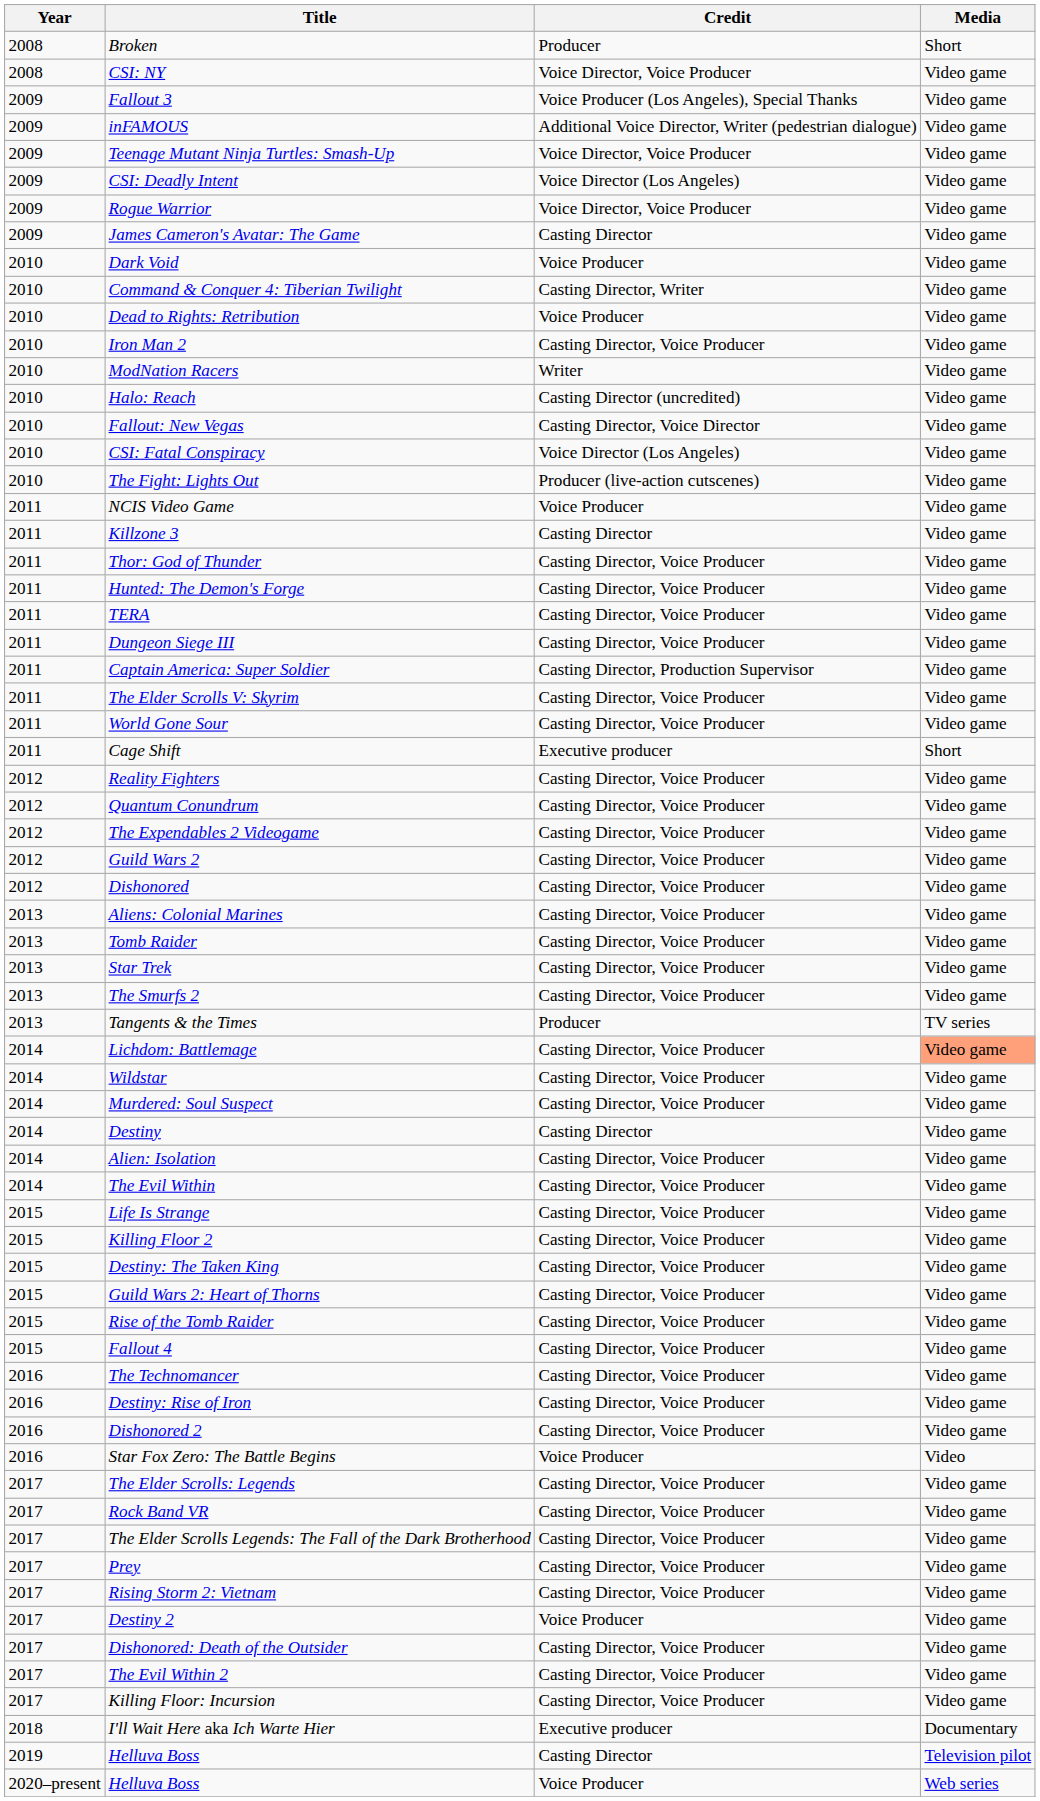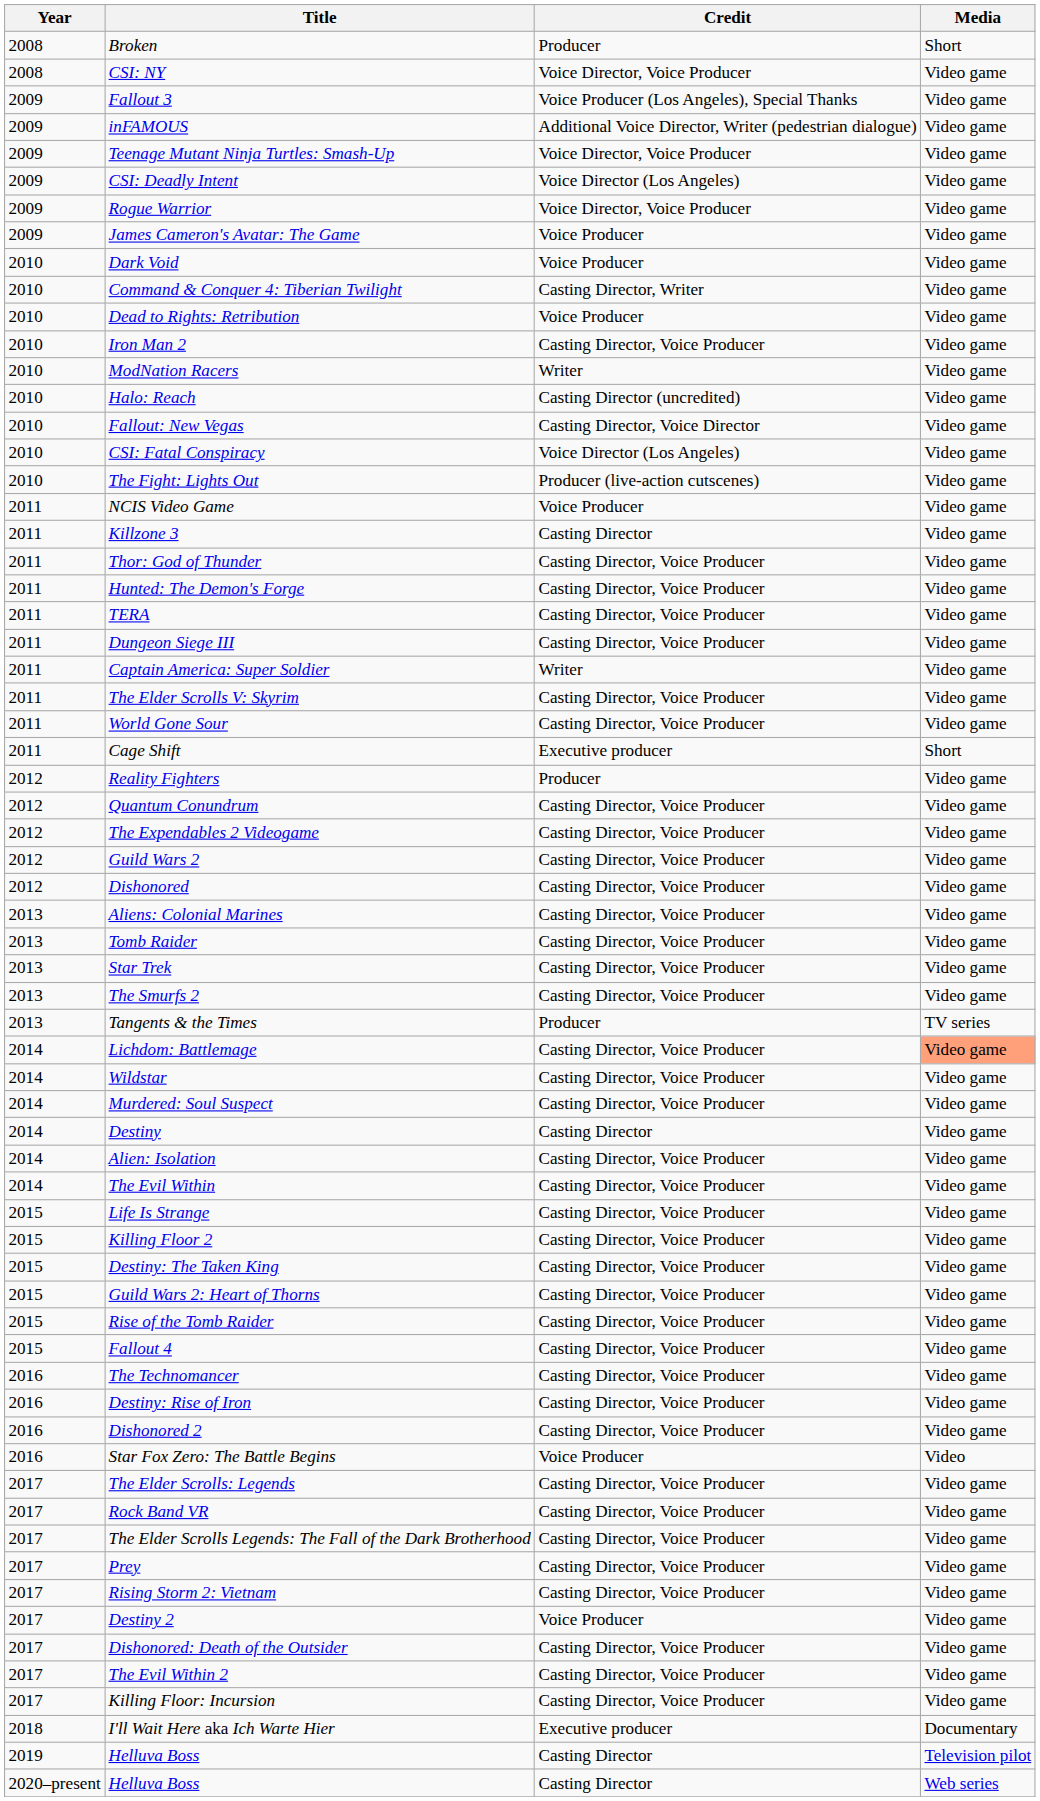(595, 235) Casting Director -> (591, 235) Voice Producer
(676, 669) Casting Director, Production Supervisor -> (561, 669) Writer
(652, 778) Casting Director, Voice Producer -> (570, 778) Producer
(591, 1782) Voice Producer -> (595, 1782) Casting Director
